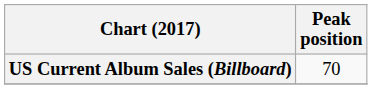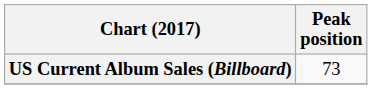(331, 68) 70 -> (331, 68) 73
